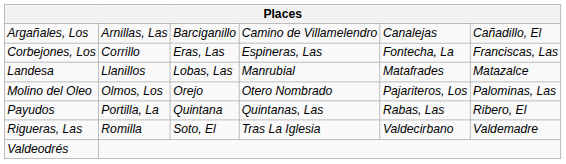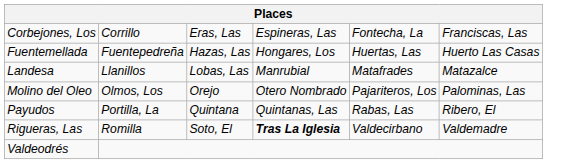- row: (48, 33)
+ row: (47, 52)
(281, 129) normal -> (298, 129) bold
